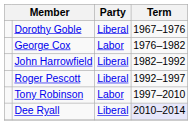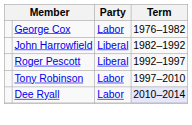- row: (48, 29)
(113, 111) Liberal -> (111, 95) Labor
